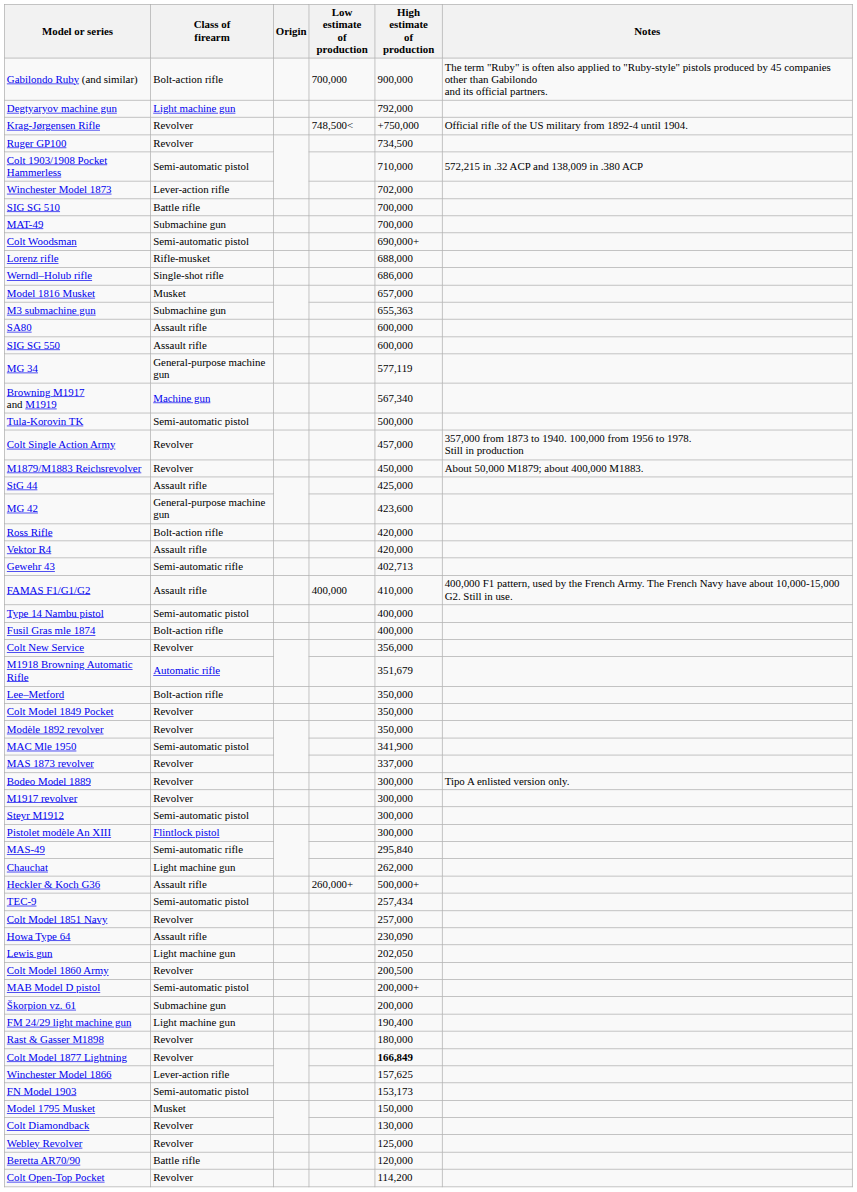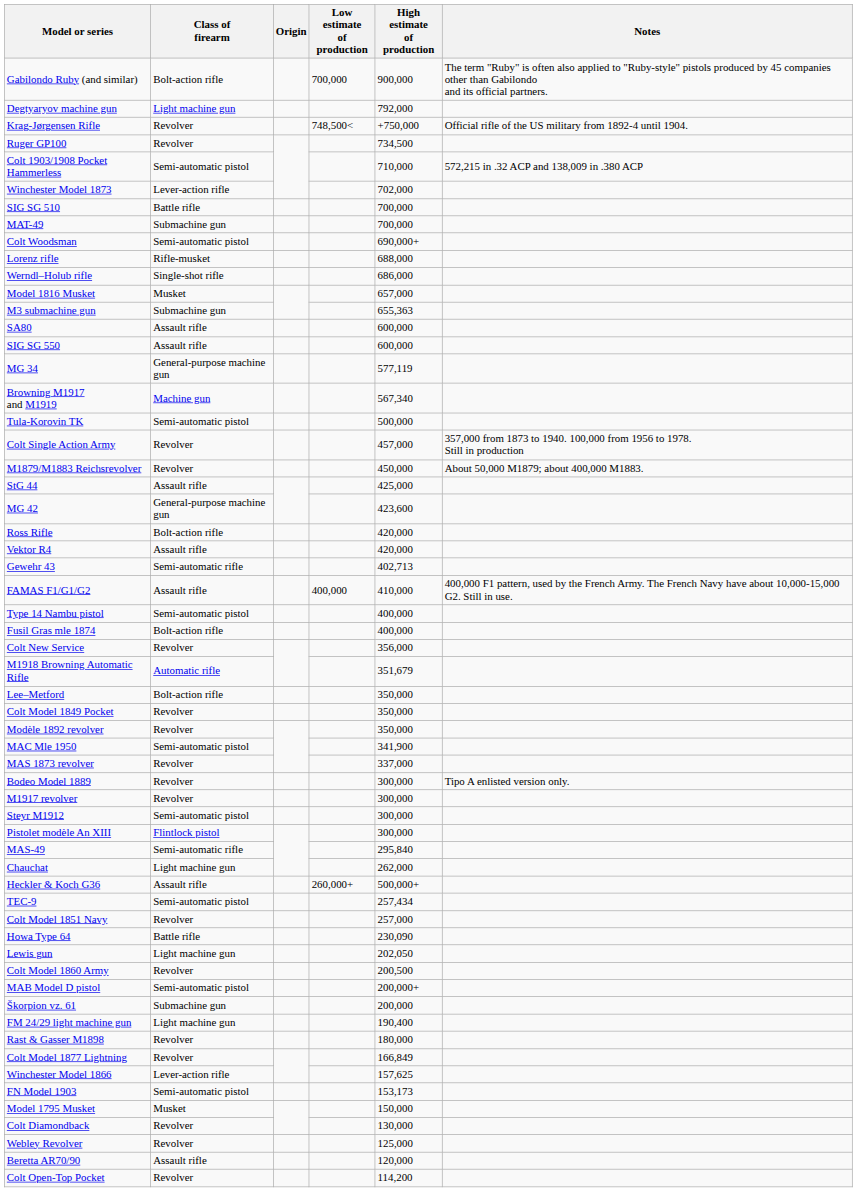(180, 936) Assault rifle -> (177, 936) Battle rifle
(395, 1057) bold -> (395, 1057) normal
(177, 1160) Battle rifle -> (180, 1160) Assault rifle
